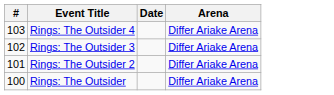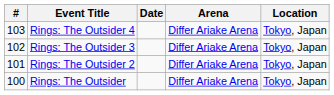+ column: (295, 13)
